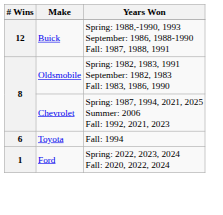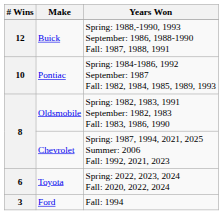+ row: (52, 75)
(104, 139) Fall: 1994 -> (133, 182) Spring: 2022, 2023, 2024 Fall: 2020, 2022, 2024
(20, 160) 1 -> (20, 202) 3
(133, 160) Spring: 2022, 2023, 2024 Fall: 2020, 2022, 2024 -> (104, 202) Fall: 1994
